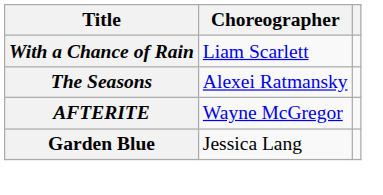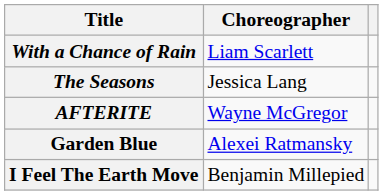(275, 81) Alexei Ratmansky -> (257, 81) Jessica Lang
(252, 143) Jessica Lang -> (280, 143) Alexei Ratmansky
+ row: (104, 174)
